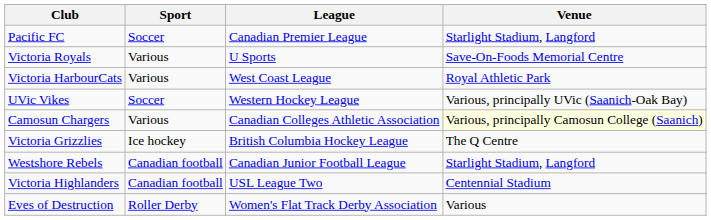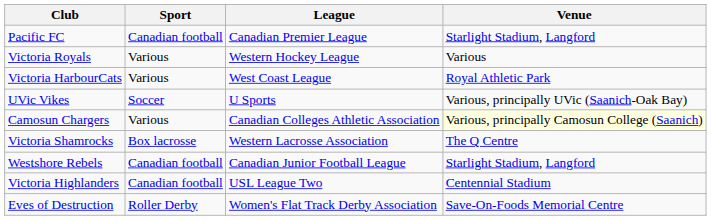(146, 36) Soccer -> (175, 36) Canadian football
(252, 57) U Sports -> (294, 57) Western Hockey League
(535, 57) Save-On-Foods Memorial Centre -> (466, 57) Various
(294, 99) Western Hockey League -> (252, 99) U Sports
+ row: (61, 141)
- row: (55, 141)
(466, 204) Various -> (535, 204) Save-On-Foods Memorial Centre
